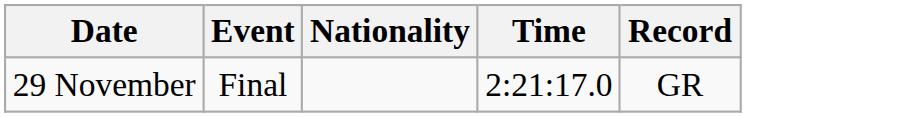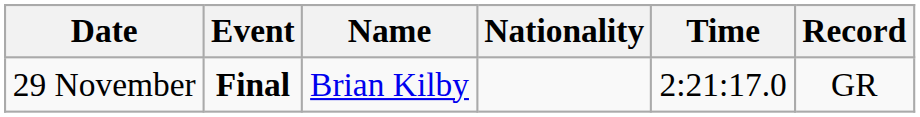+ column: (390, 31)
(253, 84) normal -> (253, 84) bold
